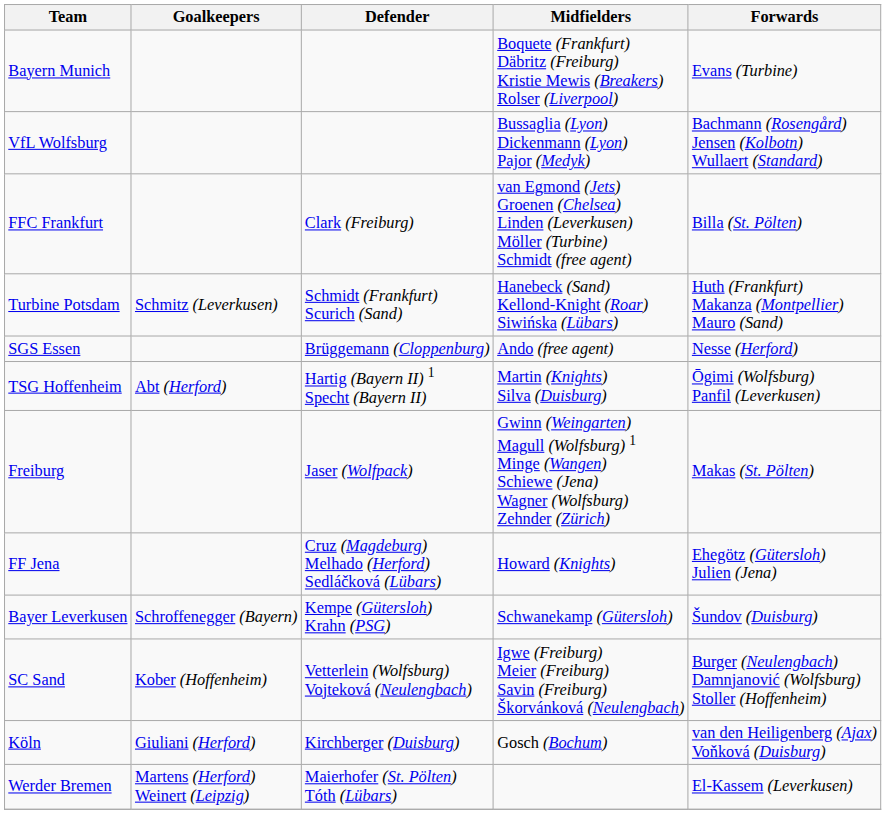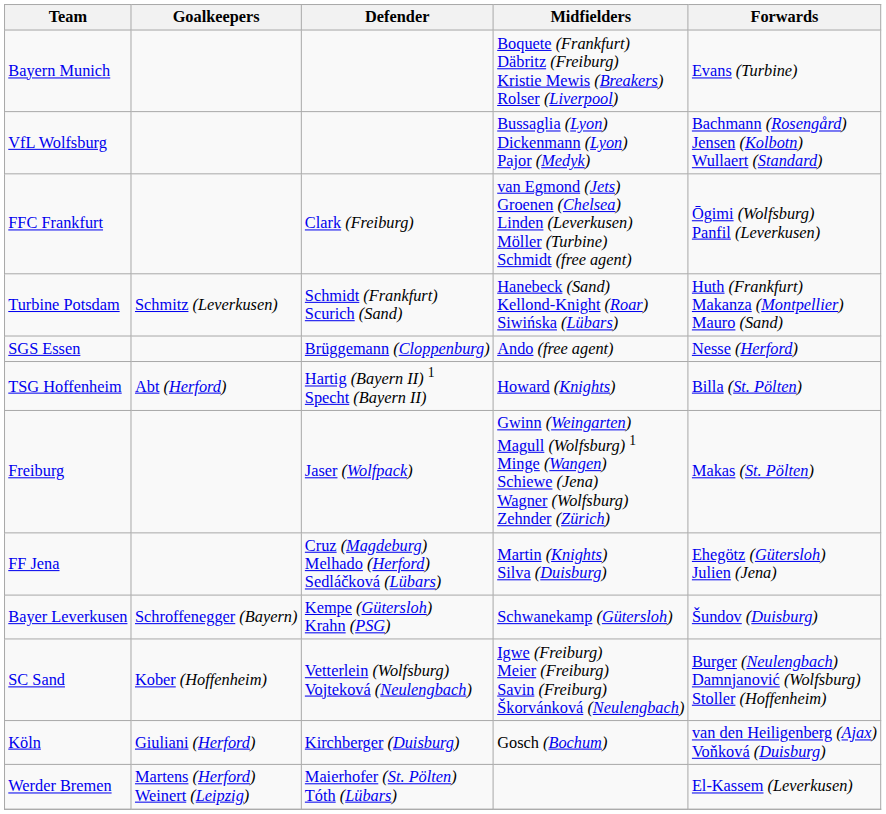(747, 223) Billa (St. Pölten) -> (756, 223) Ōgimi (Wolfsburg) Panfil (Leverkusen)
(552, 386) Martin (Knights) Silva (Duisburg) -> (556, 386) Howard (Knights)
(756, 386) Ōgimi (Wolfsburg) Panfil (Leverkusen) -> (747, 386) Billa (St. Pölten)
(556, 563) Howard (Knights) -> (552, 563) Martin (Knights) Silva (Duisburg)
